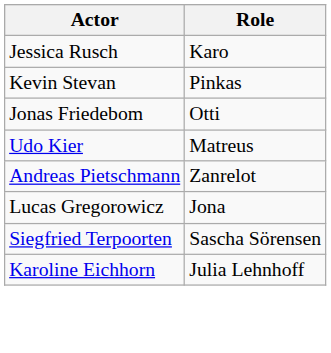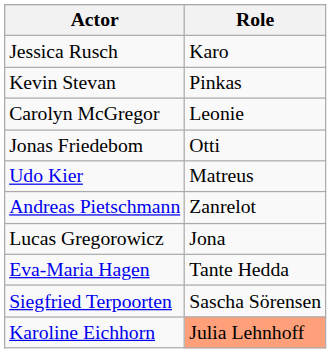+ row: (84, 113)
+ row: (79, 269)
(247, 269) no background -> (247, 332) lightsalmon background
